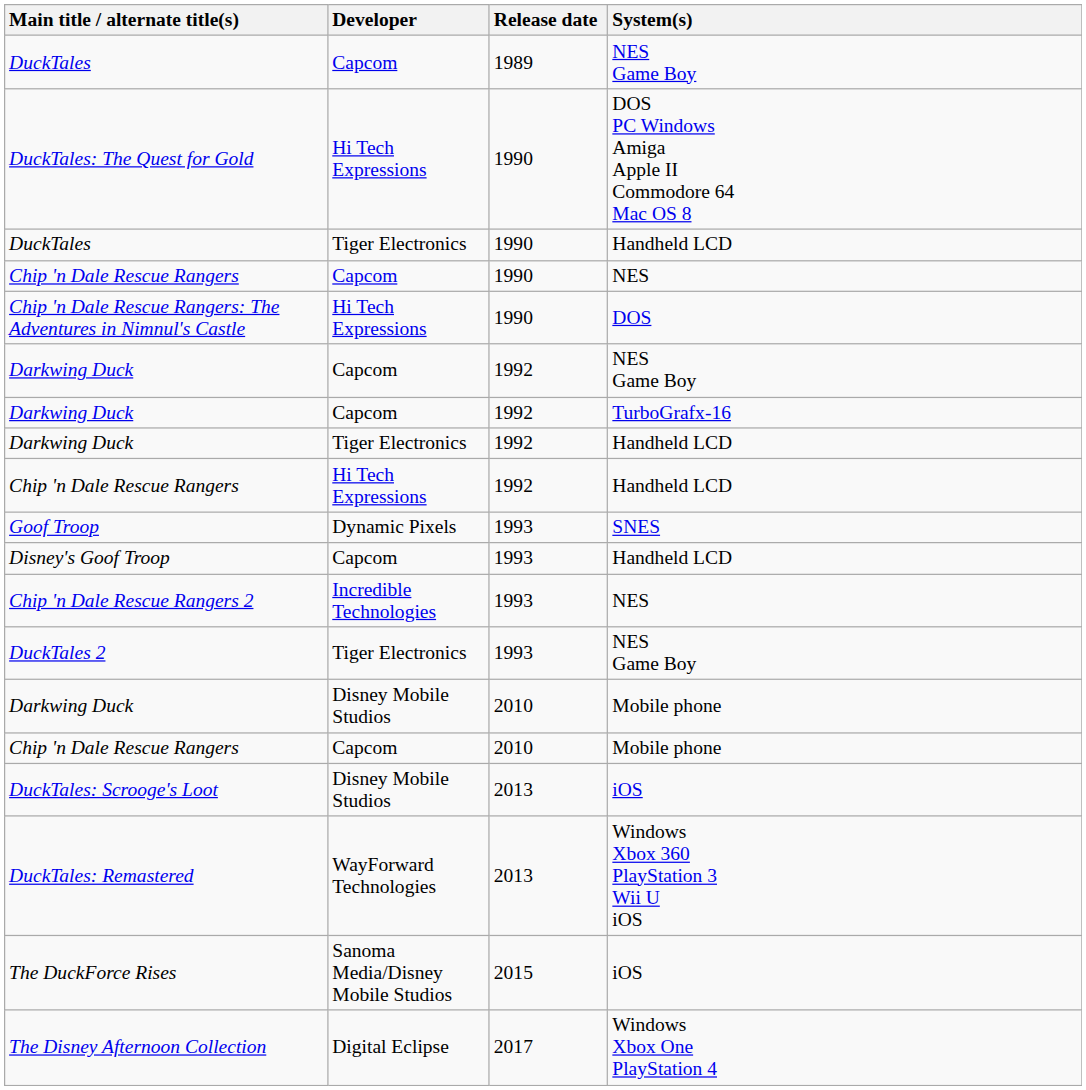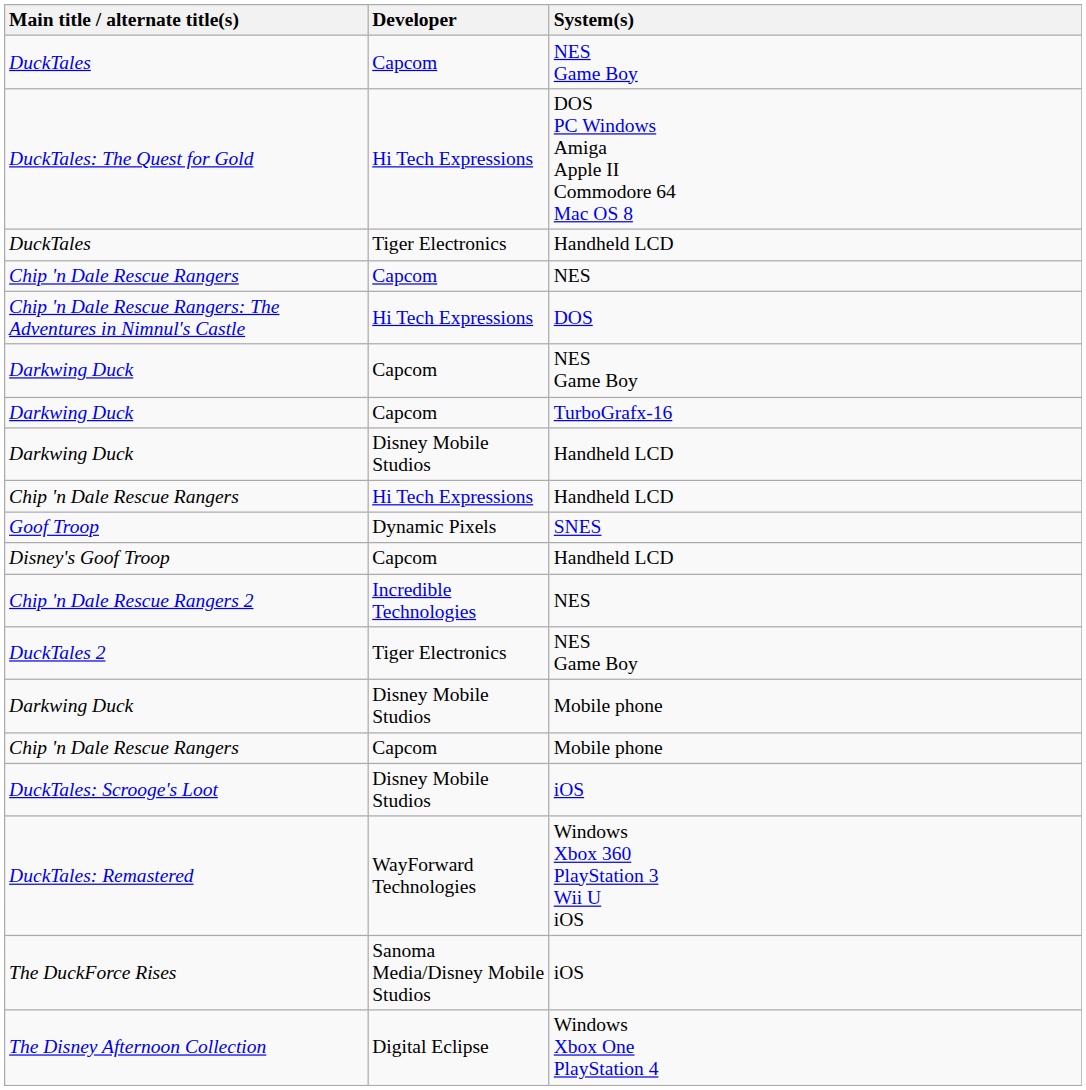- column: (546, 19)
(399, 443) Tiger Electronics -> (430, 454) Disney Mobile Studios
